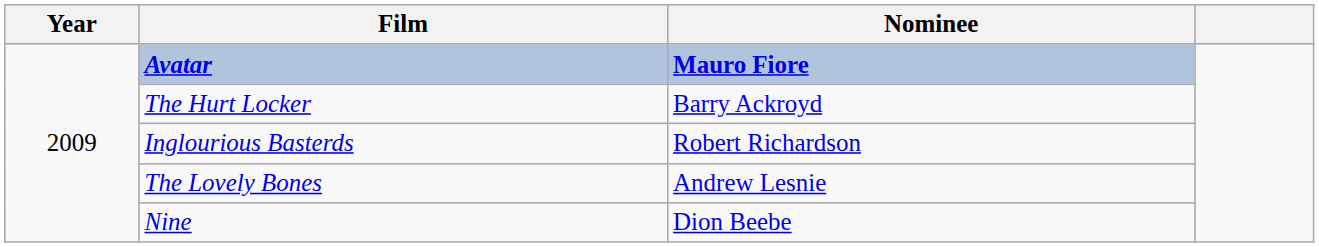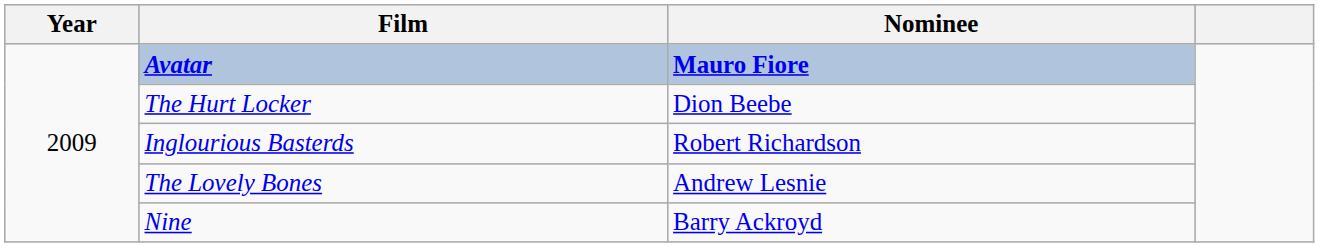(748, 103) Barry Ackroyd -> (732, 103) Dion Beebe
(732, 222) Dion Beebe -> (748, 222) Barry Ackroyd
